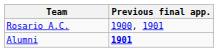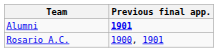rows swapped: (22, 40) <-> (38, 26)
